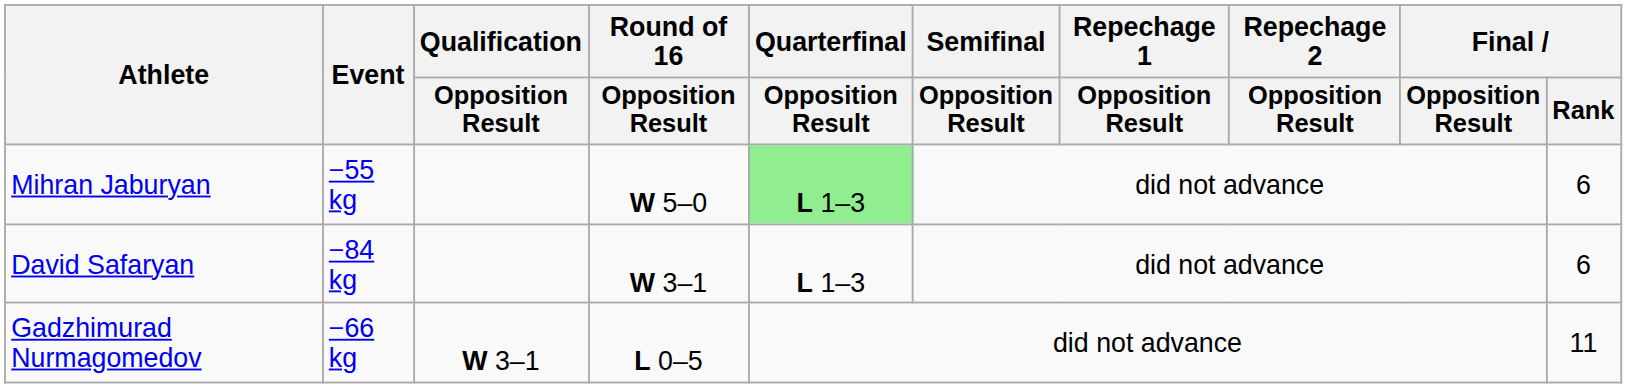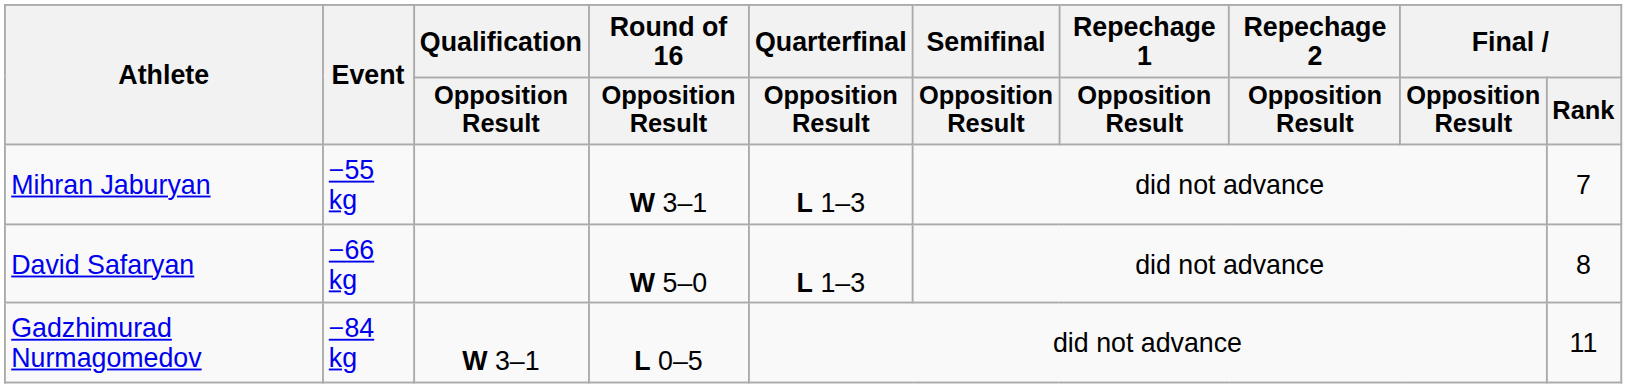(668, 203) W 5–0 -> (668, 203) W 3–1
(831, 203) lightgreen background -> (831, 203) no background
(1583, 185) 6 -> (1583, 185) 7
(352, 264) −84 kg -> (352, 264) −66 kg
(668, 282) W 3–1 -> (668, 282) W 5–0
(1583, 264) 6 -> (1583, 264) 8
(352, 343) −66 kg -> (352, 343) −84 kg
